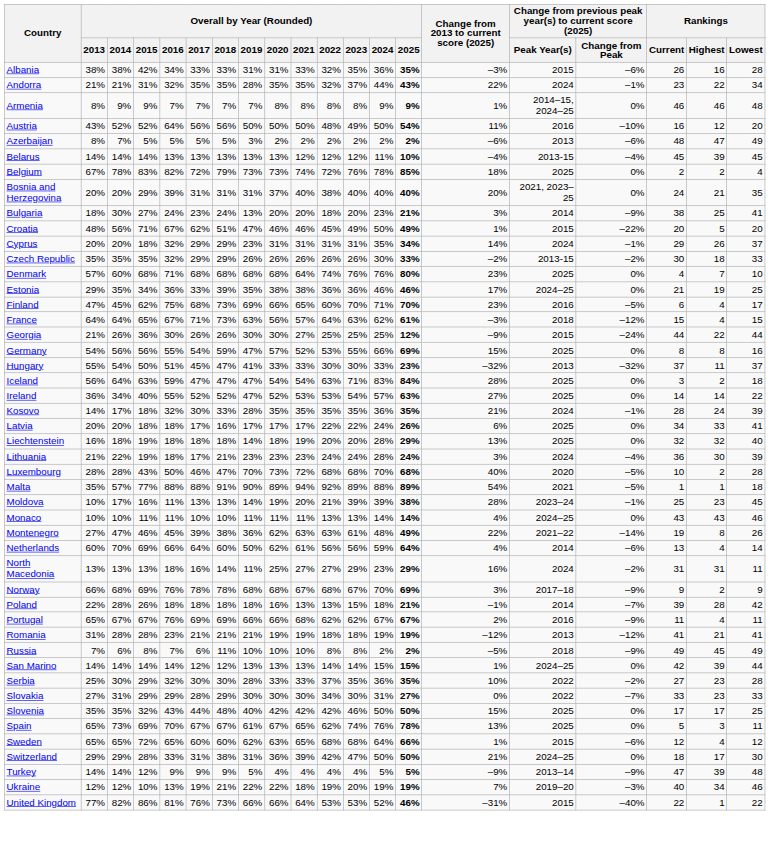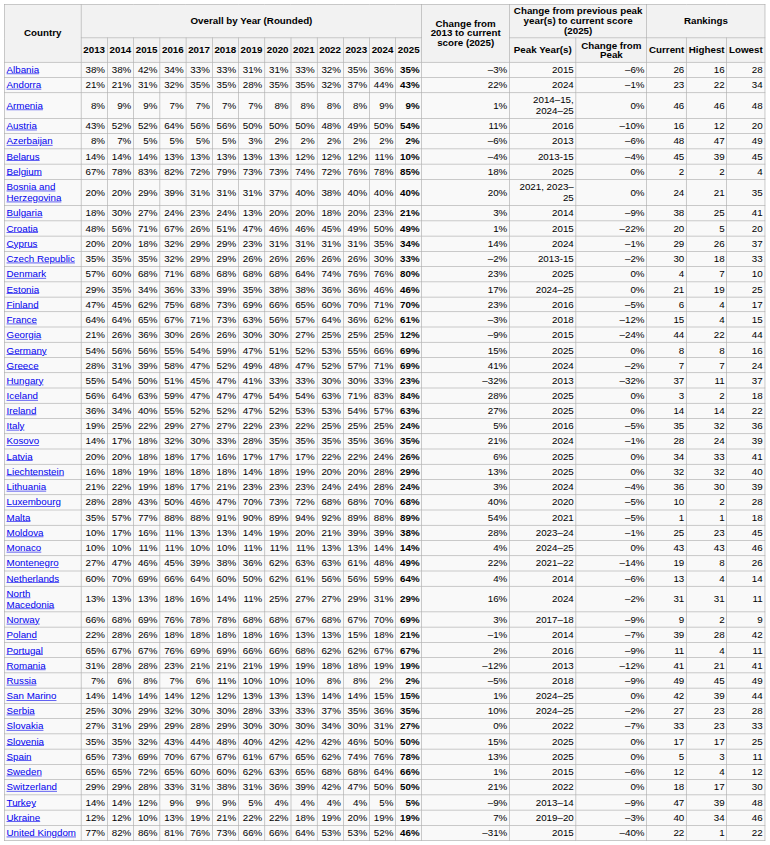(200, 228) 62% -> (200, 228) 26%
(357, 319) 63% -> (357, 319) 36%
(279, 350) 57% -> (279, 350) 51%
+ row: (23, 365)
+ row: (16, 426)
(384, 569) 23% -> (384, 599) 31%
(563, 681) 2022 -> (555, 711) 2024–25
(555, 757) 2024–25 -> (563, 787) 2022
